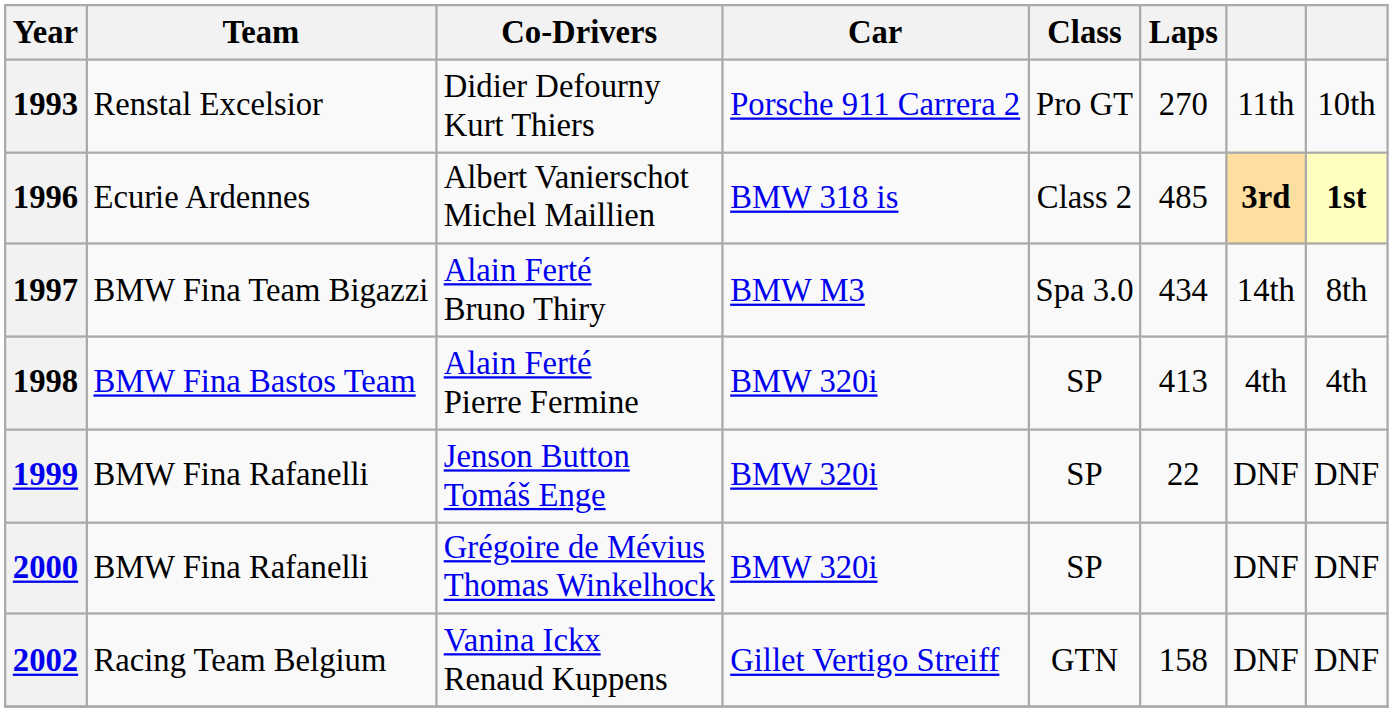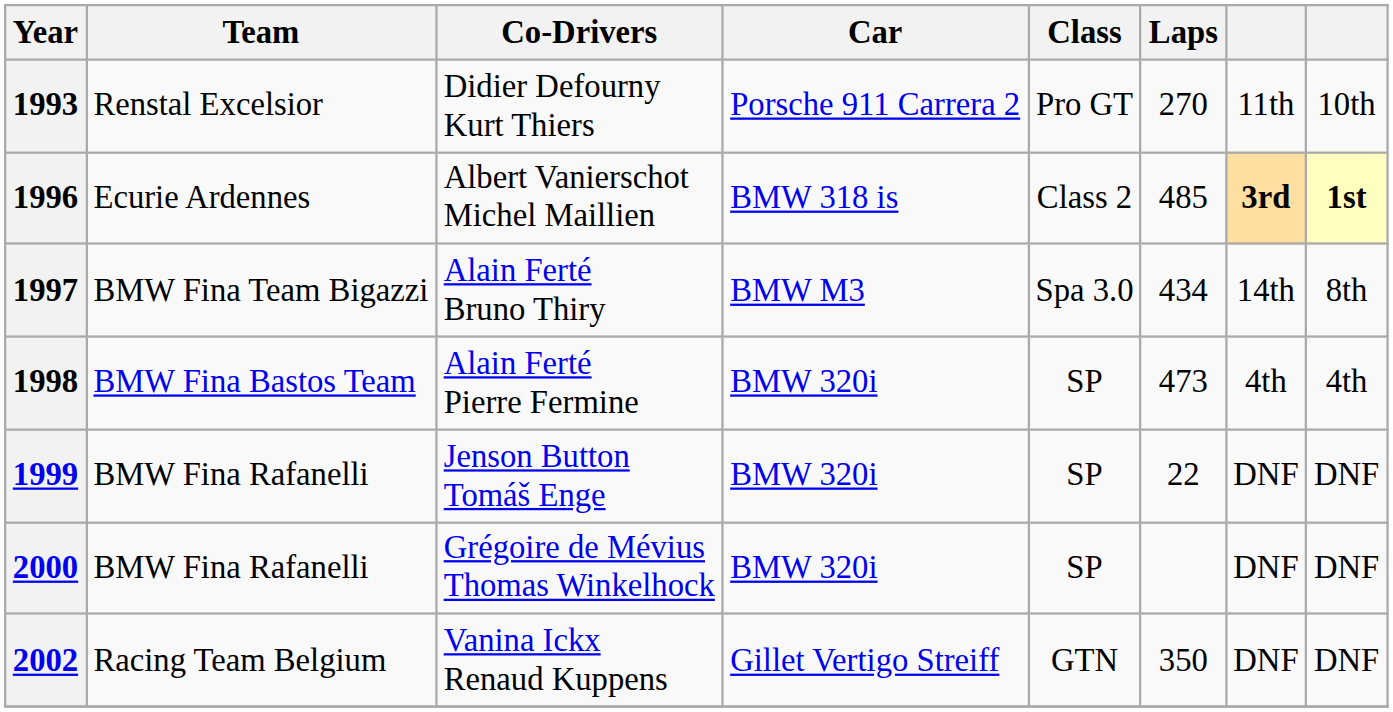(1183, 382) 413 -> (1183, 382) 473
(1183, 660) 158 -> (1183, 660) 350
